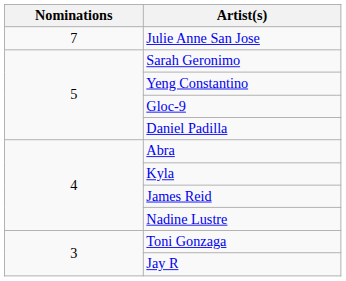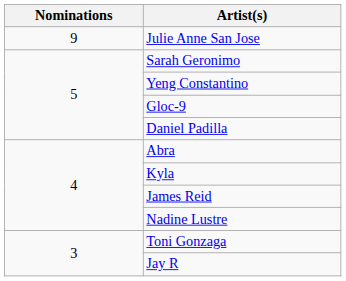(74, 38) 7 -> (74, 38) 9
